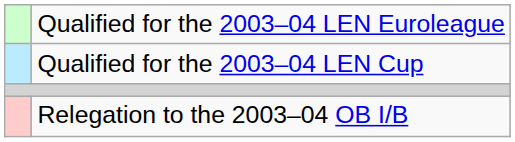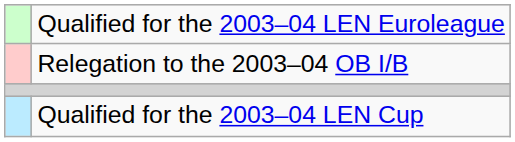rows swapped: (230, 63) <-> (223, 115)
